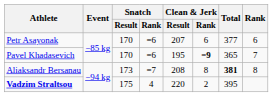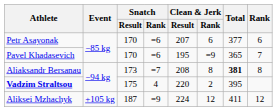(206, 55) bold -> (210, 55) normal
+ row: (39, 99)
